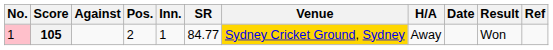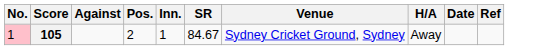- column: (500, 14)
(203, 34) 84.77 -> (203, 34) 84.67
(315, 34) gold background -> (315, 34) no background
